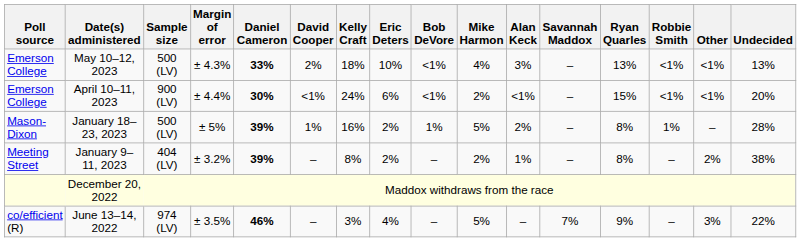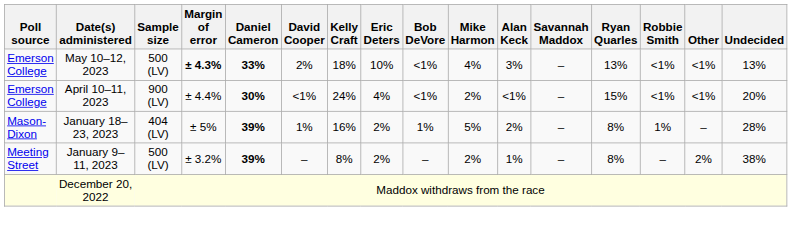(212, 65) normal -> (203, 65) bold
(391, 96) 6% -> (382, 96) 4%
(167, 128) 500 (LV) -> (158, 128) 404 (LV)
(167, 159) 404 (LV) -> (158, 159) 500 (LV)
- row: (104, 222)
